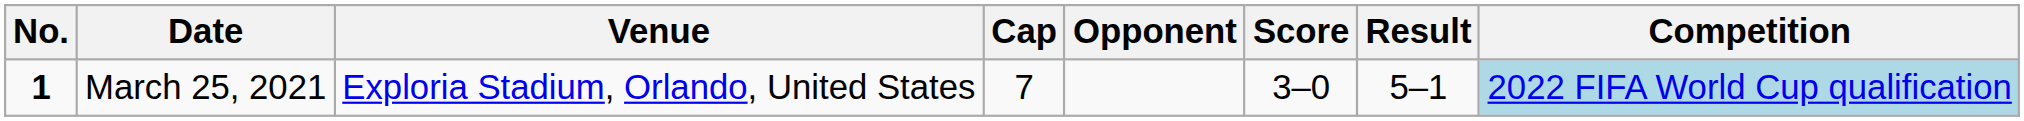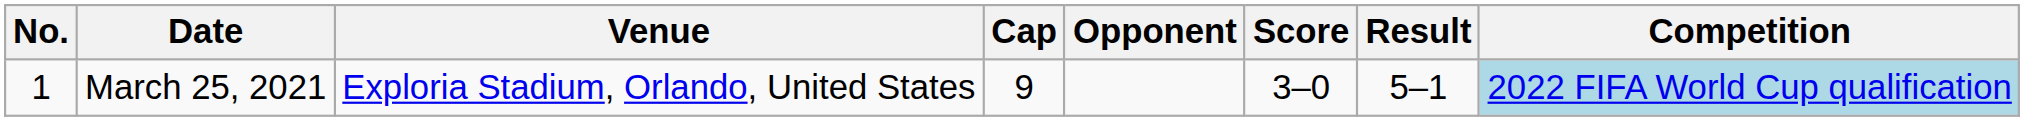(41, 87) bold -> (41, 87) normal
(1024, 87) 7 -> (1024, 87) 9
